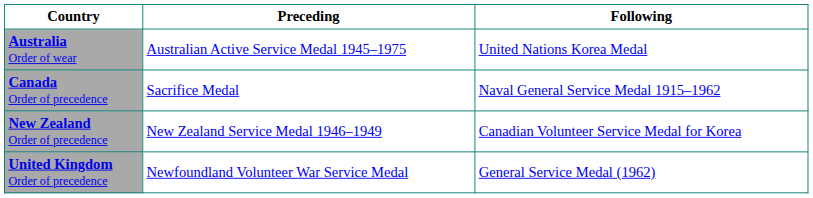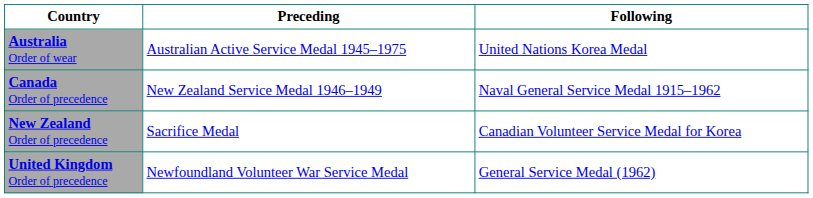(193, 90) Sacrifice Medal -> (264, 90) New Zealand Service Medal 1946–1949
(264, 131) New Zealand Service Medal 1946–1949 -> (193, 131) Sacrifice Medal
